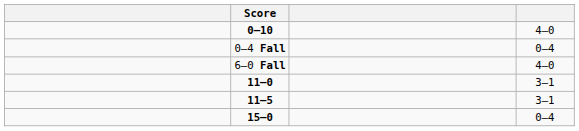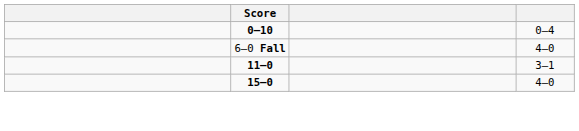(545, 30) 4–0 -> (545, 30) 0–4
- row: (260, 48)
- row: (260, 100)
(545, 117) 0–4 -> (545, 83) 4–0
